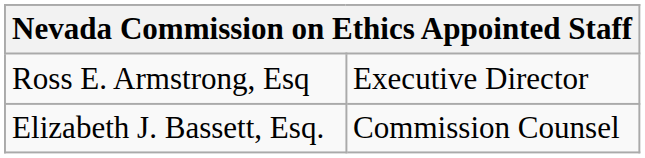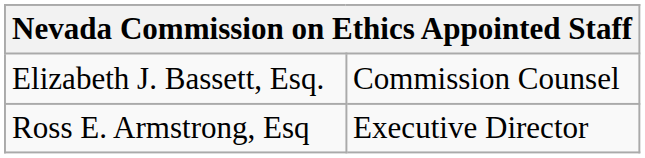rows swapped: (161, 78) <-> (168, 127)
